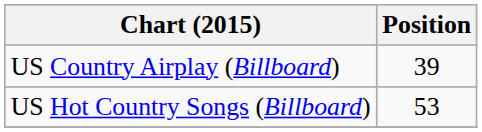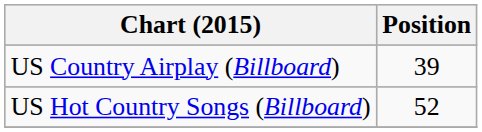(427, 106) 53 -> (427, 106) 52
